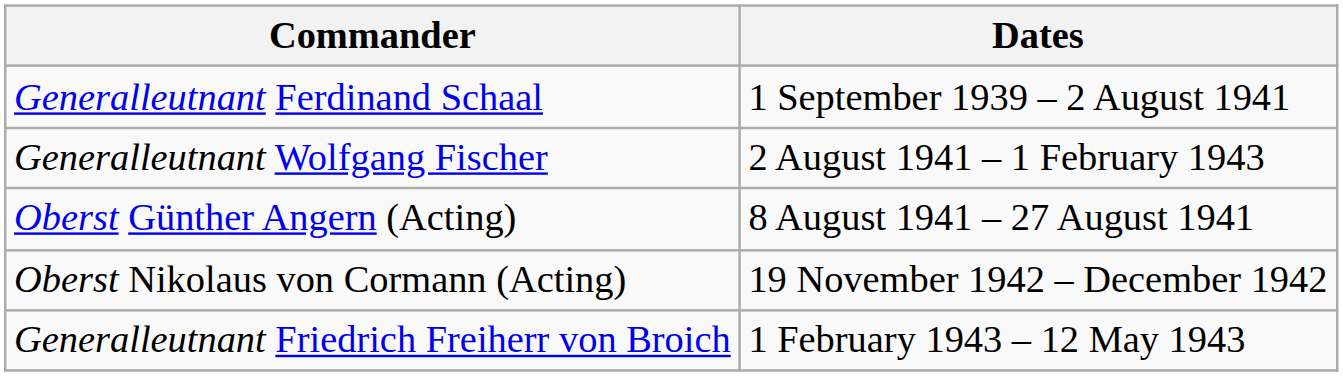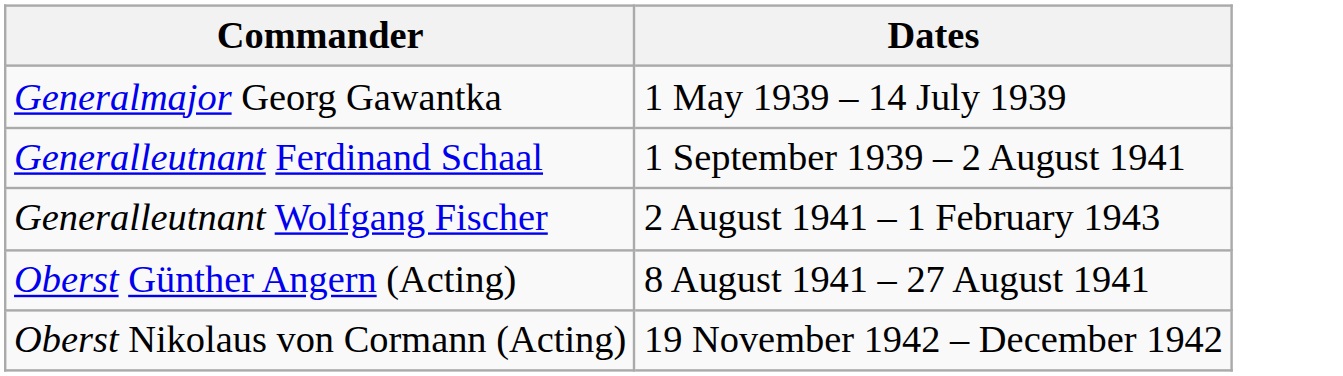+ row: (258, 96)
- row: (372, 339)
